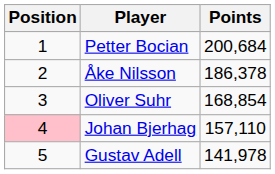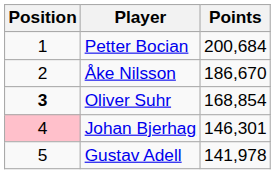(235, 73) 186,378 -> (235, 73) 186,670
(43, 100) normal -> (43, 100) bold
(235, 127) 157,110 -> (235, 127) 146,301
